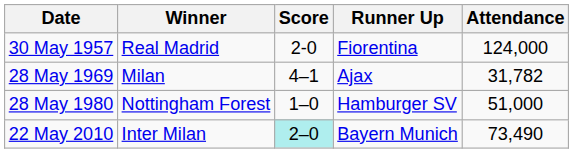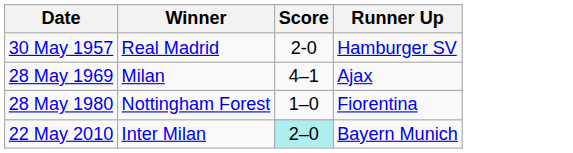- column: (515, 18)
(377, 47) Fiorentina -> (397, 47) Hamburger SV
(397, 104) Hamburger SV -> (377, 104) Fiorentina
